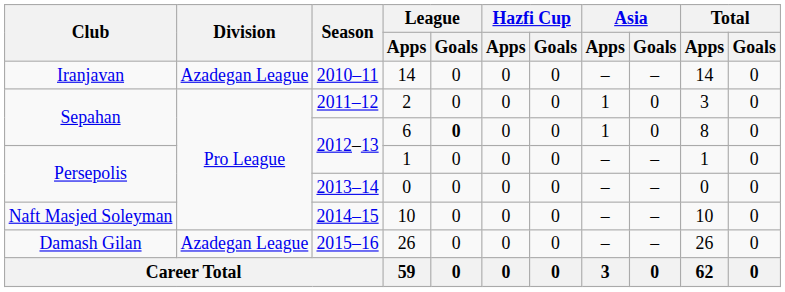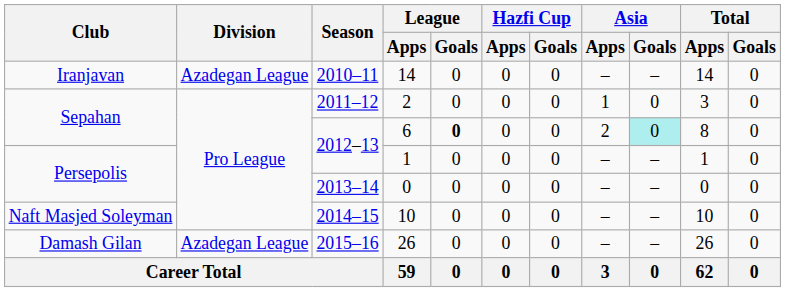(605, 131) 1 -> (605, 131) 2
(655, 131) no background -> (655, 131) paleturquoise background
